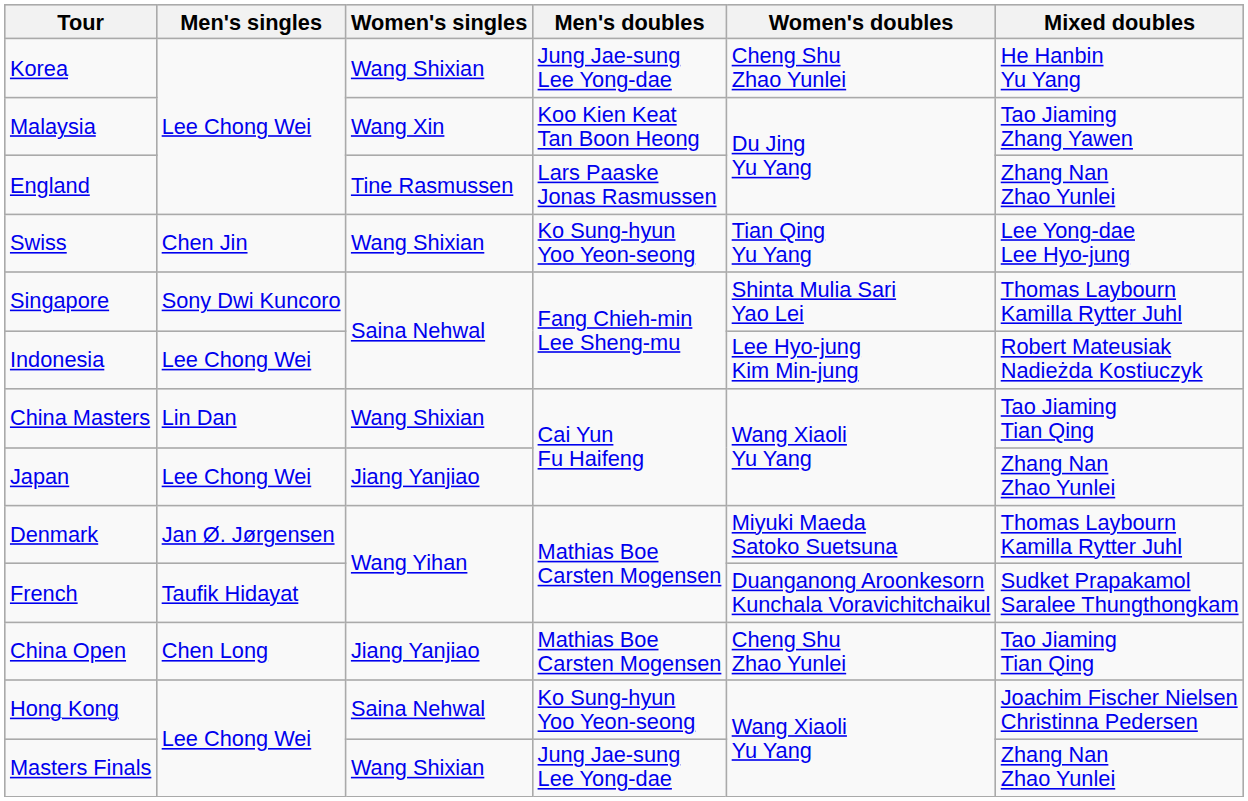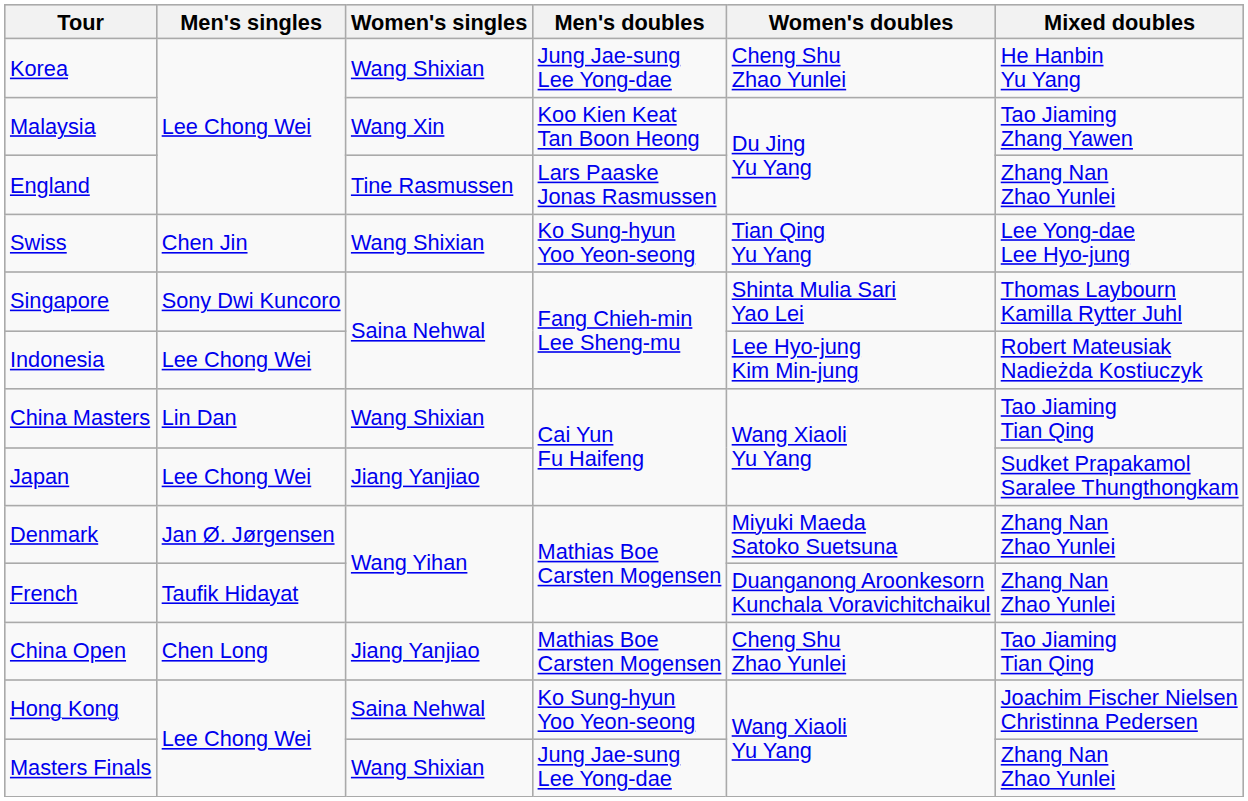(1058, 476) Zhang Nan Zhao Yunlei -> (1120, 476) Sudket Prapakamol Saralee Thungthongkam
(1091, 534) Thomas Laybourn Kamilla Rytter Juhl -> (1058, 534) Zhang Nan Zhao Yunlei
(1120, 593) Sudket Prapakamol Saralee Thungthongkam -> (1058, 593) Zhang Nan Zhao Yunlei
